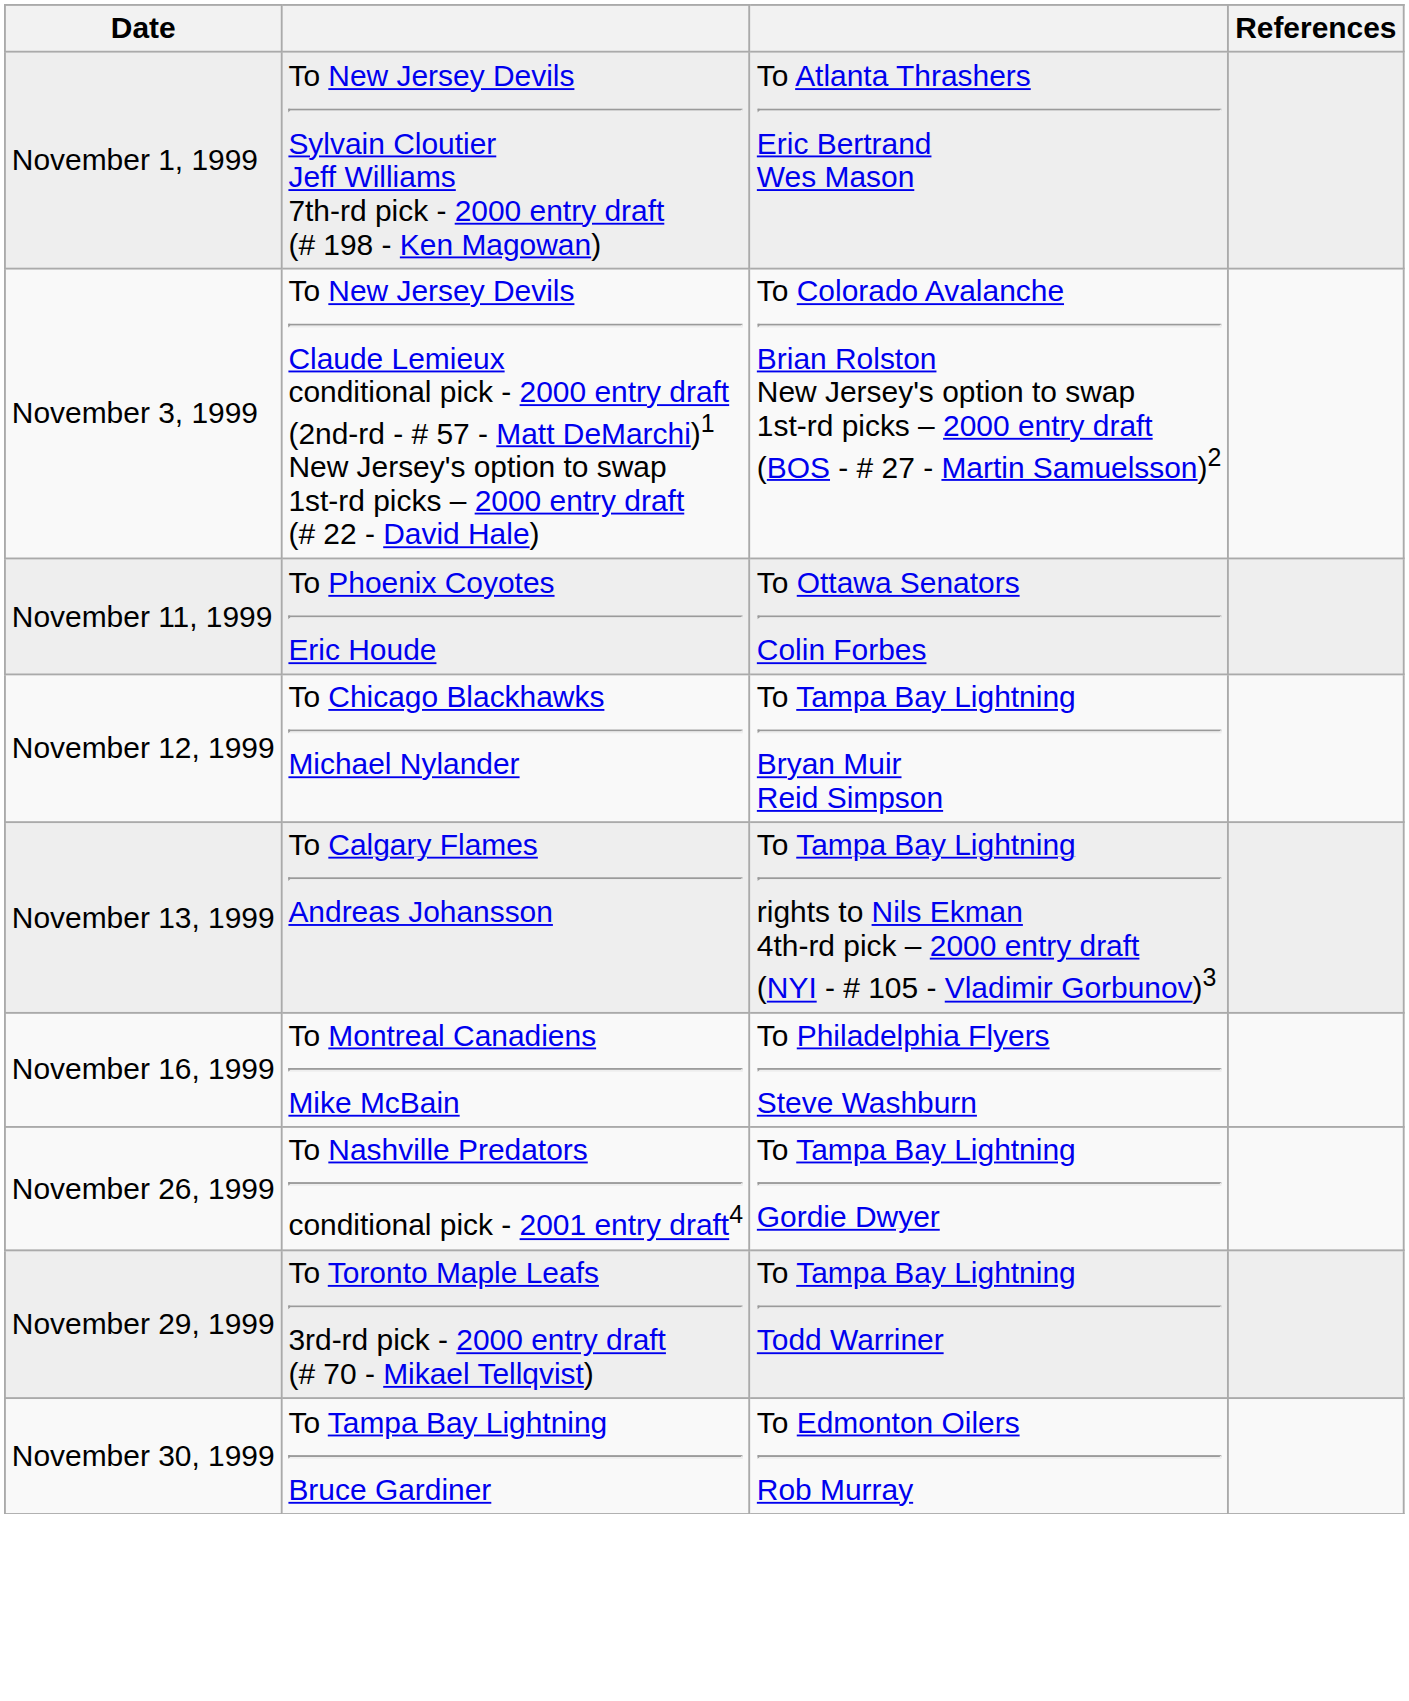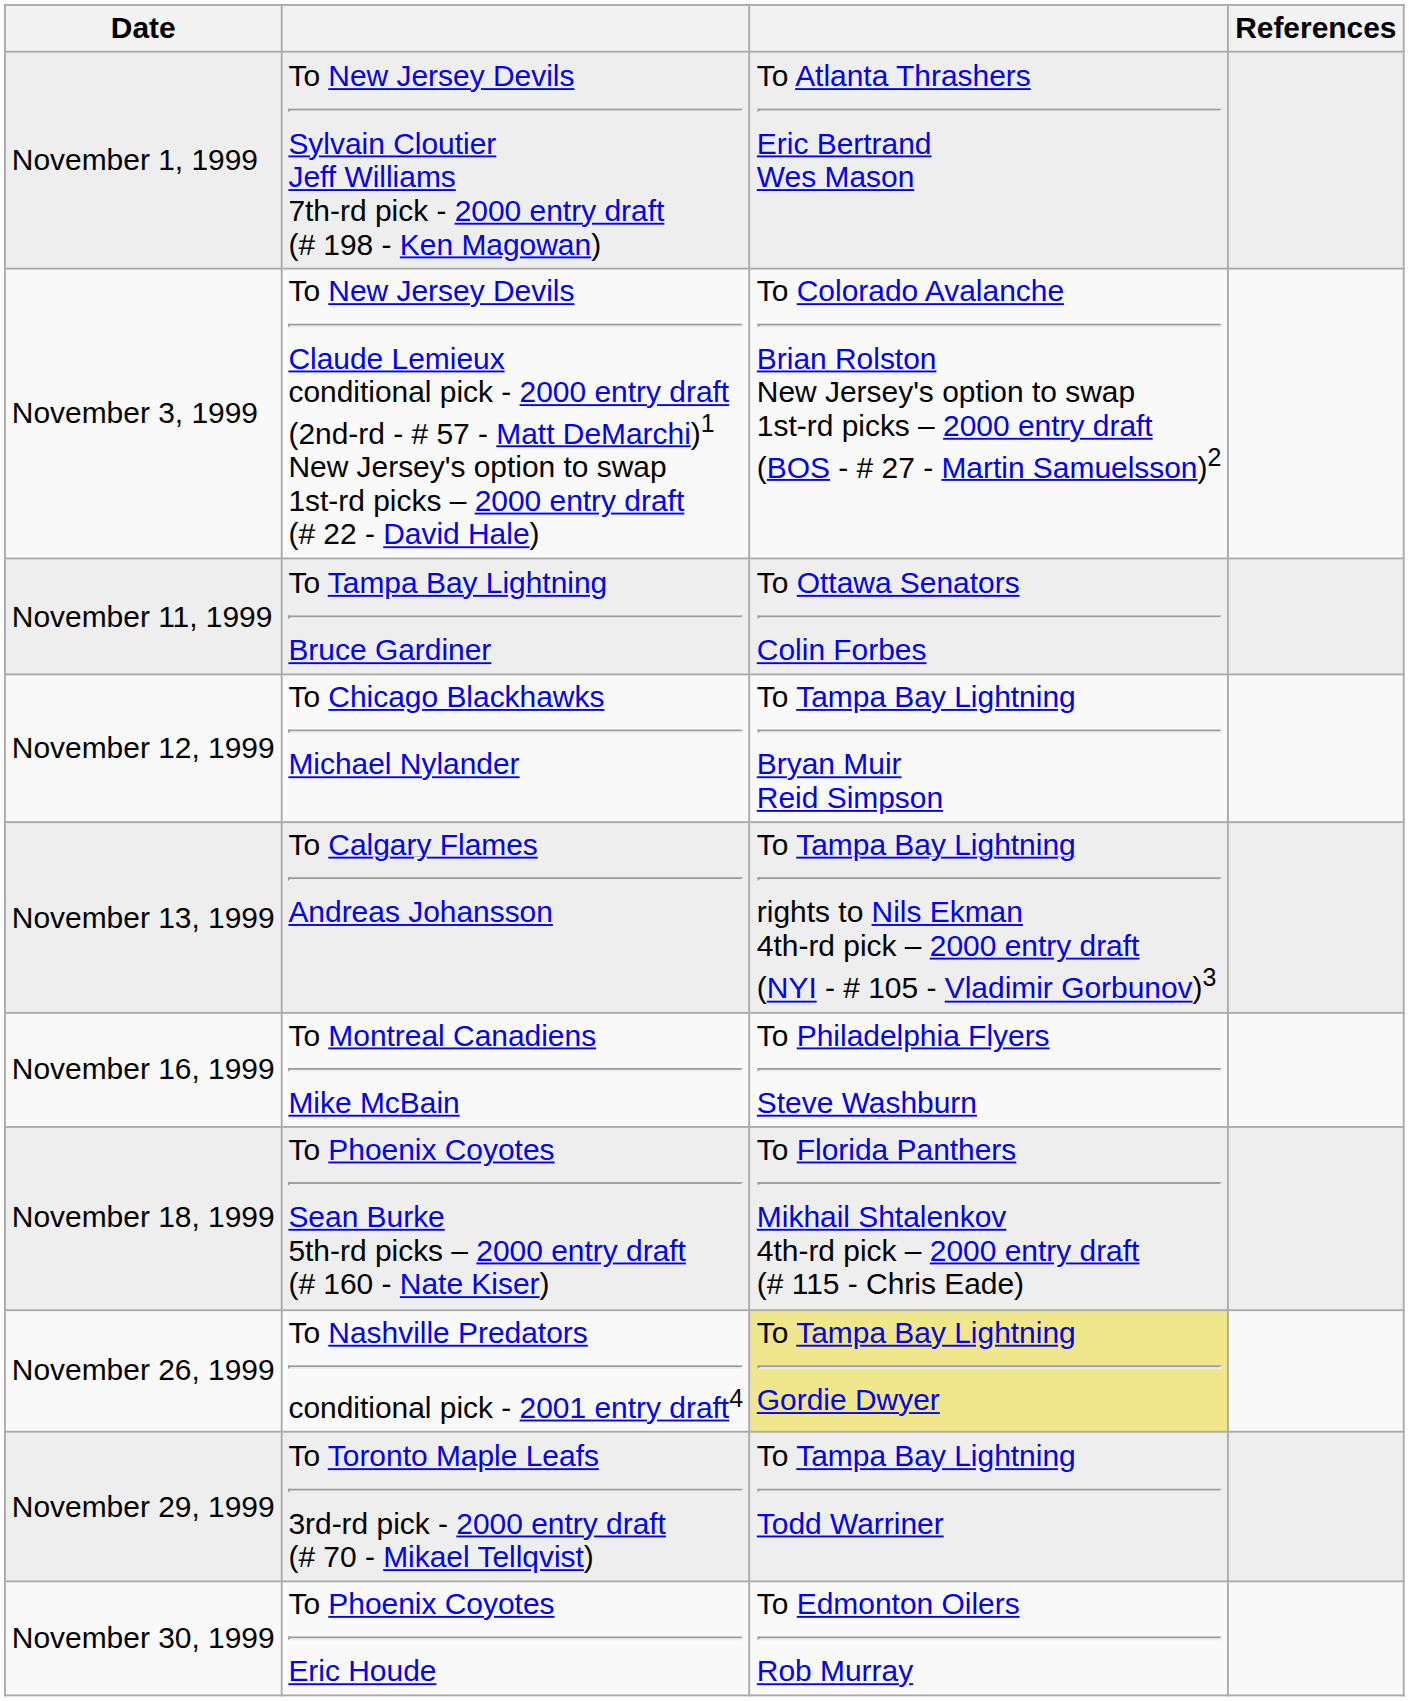(516, 616) To Phoenix Coyotes Eric Houde -> (516, 616) To Tampa Bay Lightning Bruce Gardiner
+ row: (143, 1218)
(989, 1184) no background -> (989, 1366) khaki background
(516, 1455) To Tampa Bay Lightning Bruce Gardiner -> (516, 1637) To Phoenix Coyotes Eric Houde
